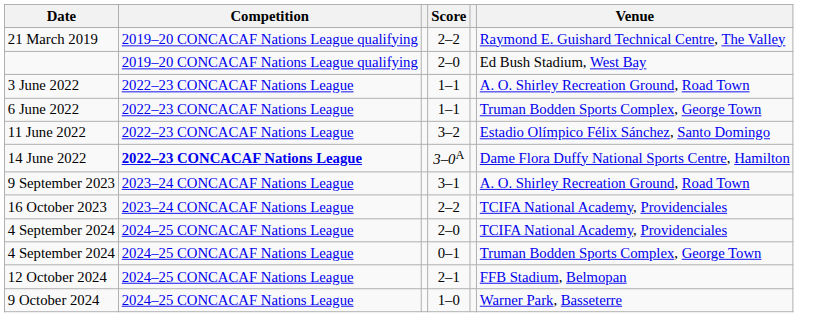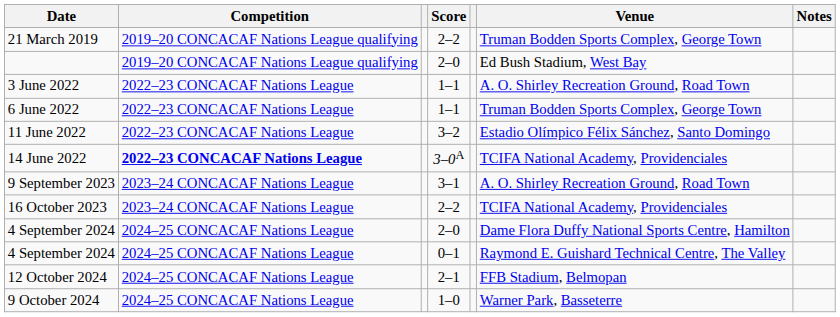+ column: (814, 16)
(633, 39) Raymond E. Guishard Technical Centre, The Valley -> (621, 39) Truman Bodden Sports Complex, George Town
(635, 158) Dame Flora Duffy National Sports Centre, Hamilton -> (603, 158) TCIFA National Academy, Providenciales
(603, 230) TCIFA National Academy, Providenciales -> (635, 230) Dame Flora Duffy National Sports Centre, Hamilton
(621, 253) Truman Bodden Sports Complex, George Town -> (633, 253) Raymond E. Guishard Technical Centre, The Valley
